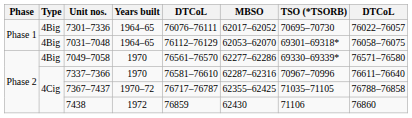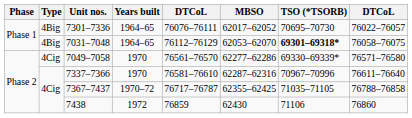(310, 43) normal -> (310, 43) bold
(51, 58) 4Big -> (51, 58) 4Cig
